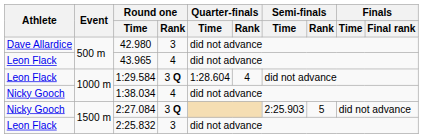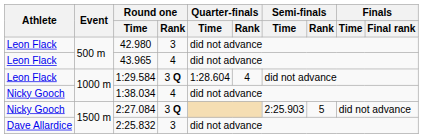(39, 45) Dave Allardice -> (32, 45) Leon Flack
(32, 126) Leon Flack -> (39, 126) Dave Allardice
